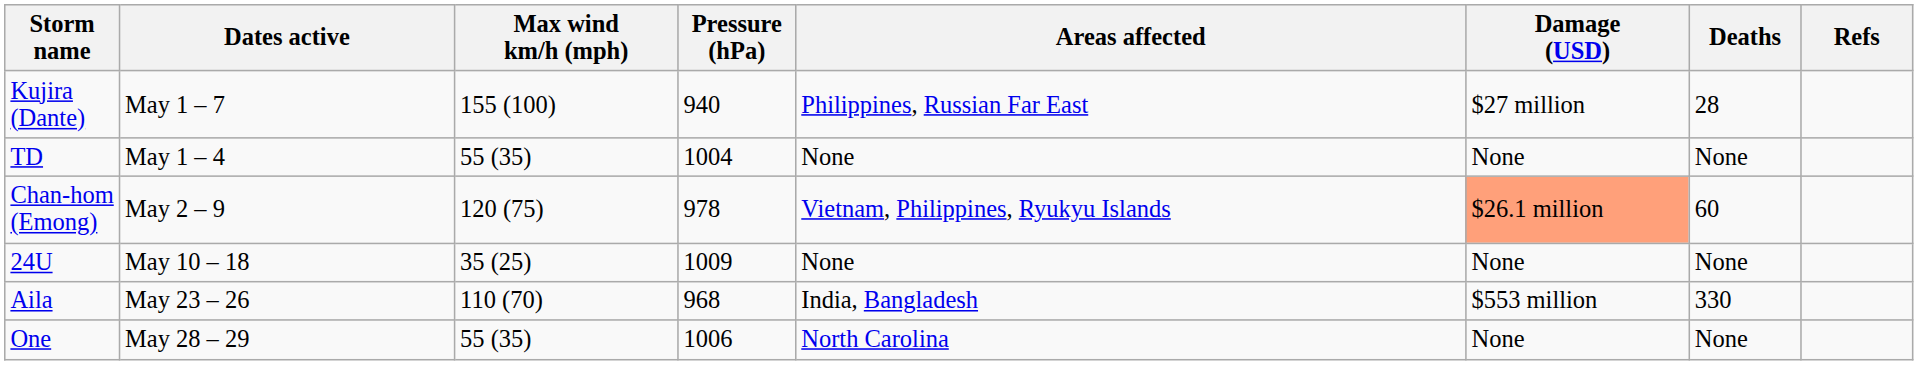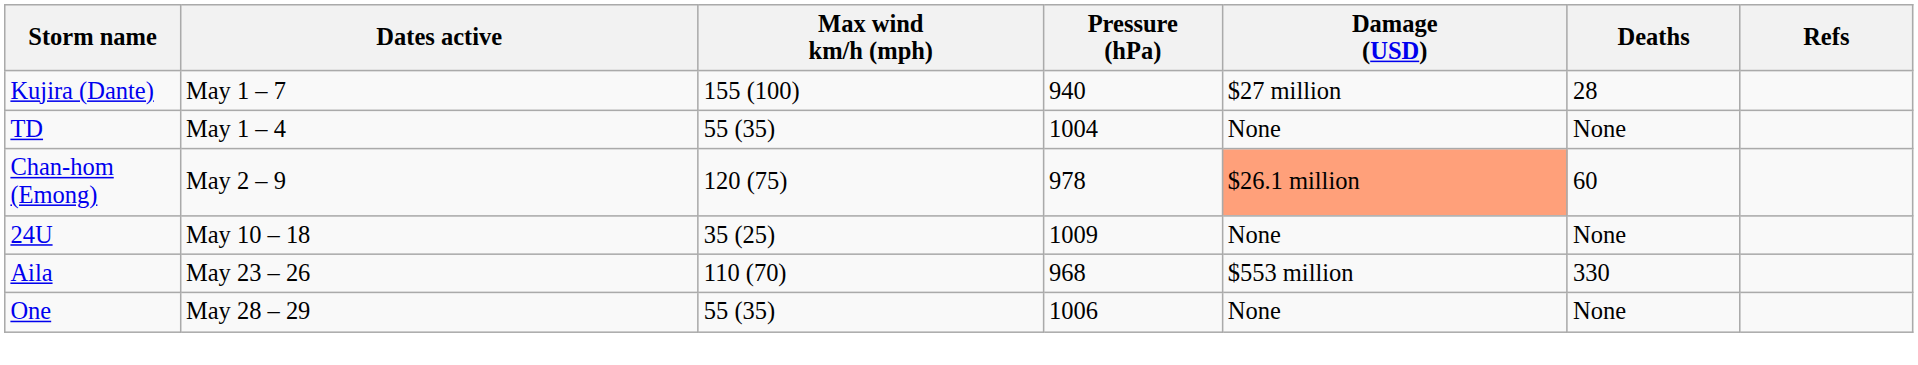- column: (1131, 37)
